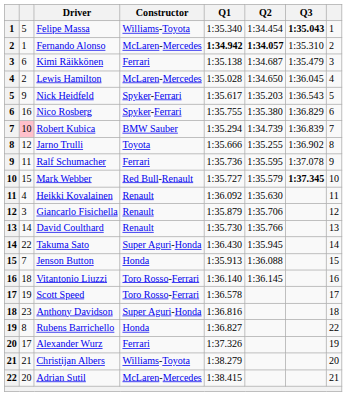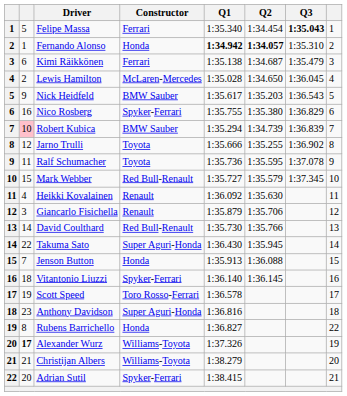(156, 28) Williams-Toyota -> (136, 28) Ferrari
(162, 45) McLaren-Mercedes -> (136, 45) Honda
(152, 95) Spyker-Ferrari -> (150, 95) BMW Sauber
(136, 161) Ferrari -> (136, 161) Toyota
(306, 178) bold -> (306, 178) normal
(138, 228) Renault -> (158, 228) Red Bull-Renault
(161, 278) Toro Rosso-Ferrari -> (152, 278) Spyker-Ferrari
(27, 344) normal -> (27, 344) bold
(136, 344) Ferrari -> (156, 344) Williams-Toyota
(162, 377) McLaren-Mercedes -> (152, 377) Spyker-Ferrari
